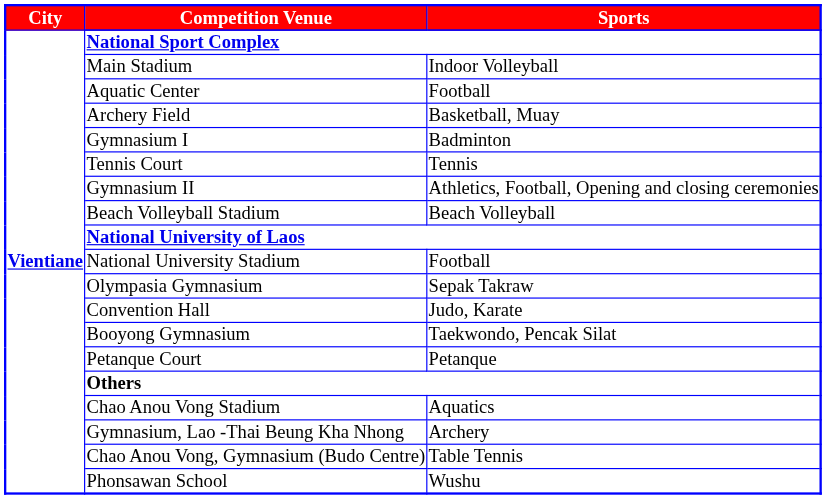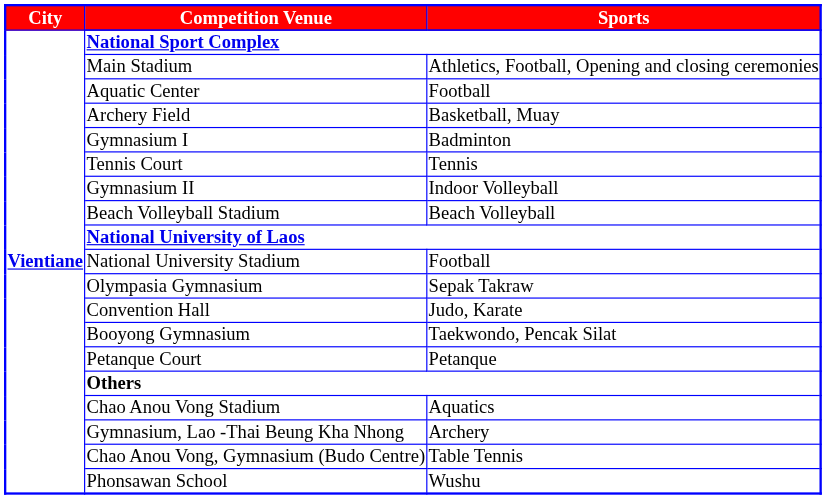(493, 66) Indoor Volleyball -> (624, 66) Athletics, Football, Opening and closing ceremonies
(624, 188) Athletics, Football, Opening and closing ceremonies -> (493, 188) Indoor Volleyball
